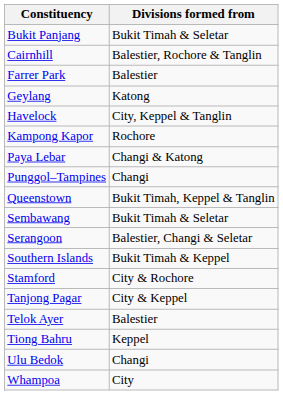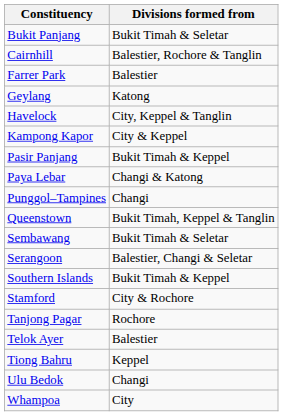(134, 136) Rochore -> (150, 136) City & Keppel
+ row: (42, 156)
(150, 298) City & Keppel -> (134, 319) Rochore
